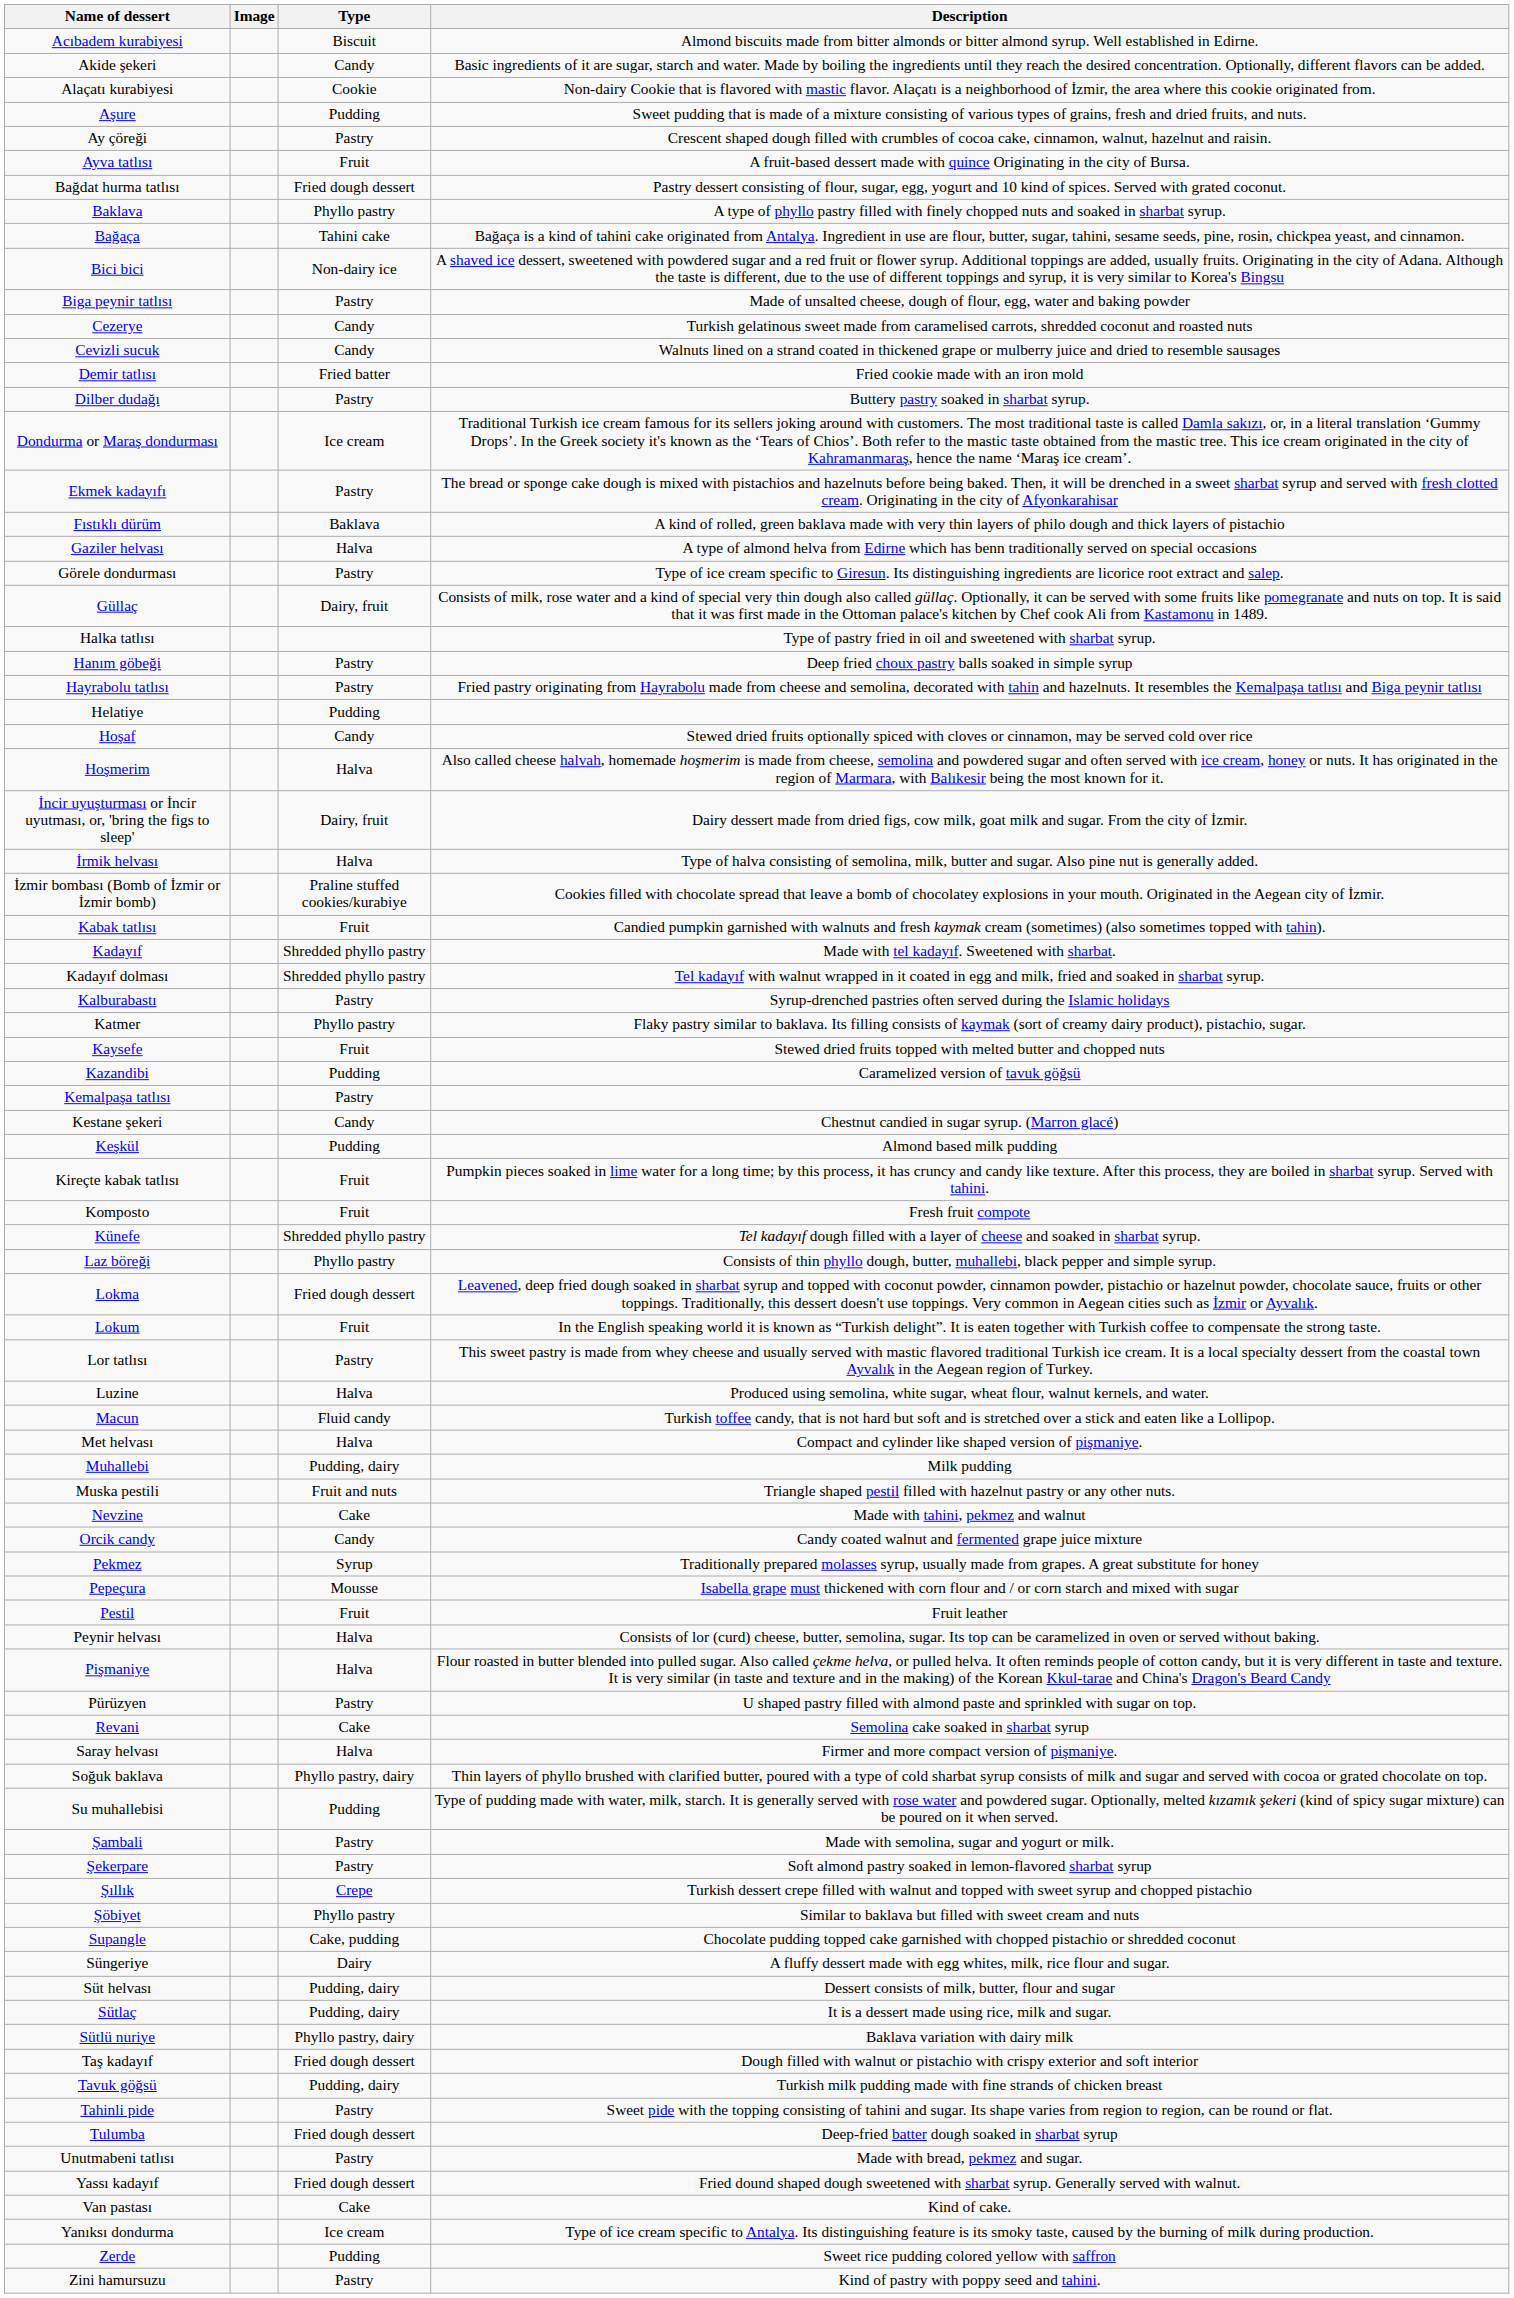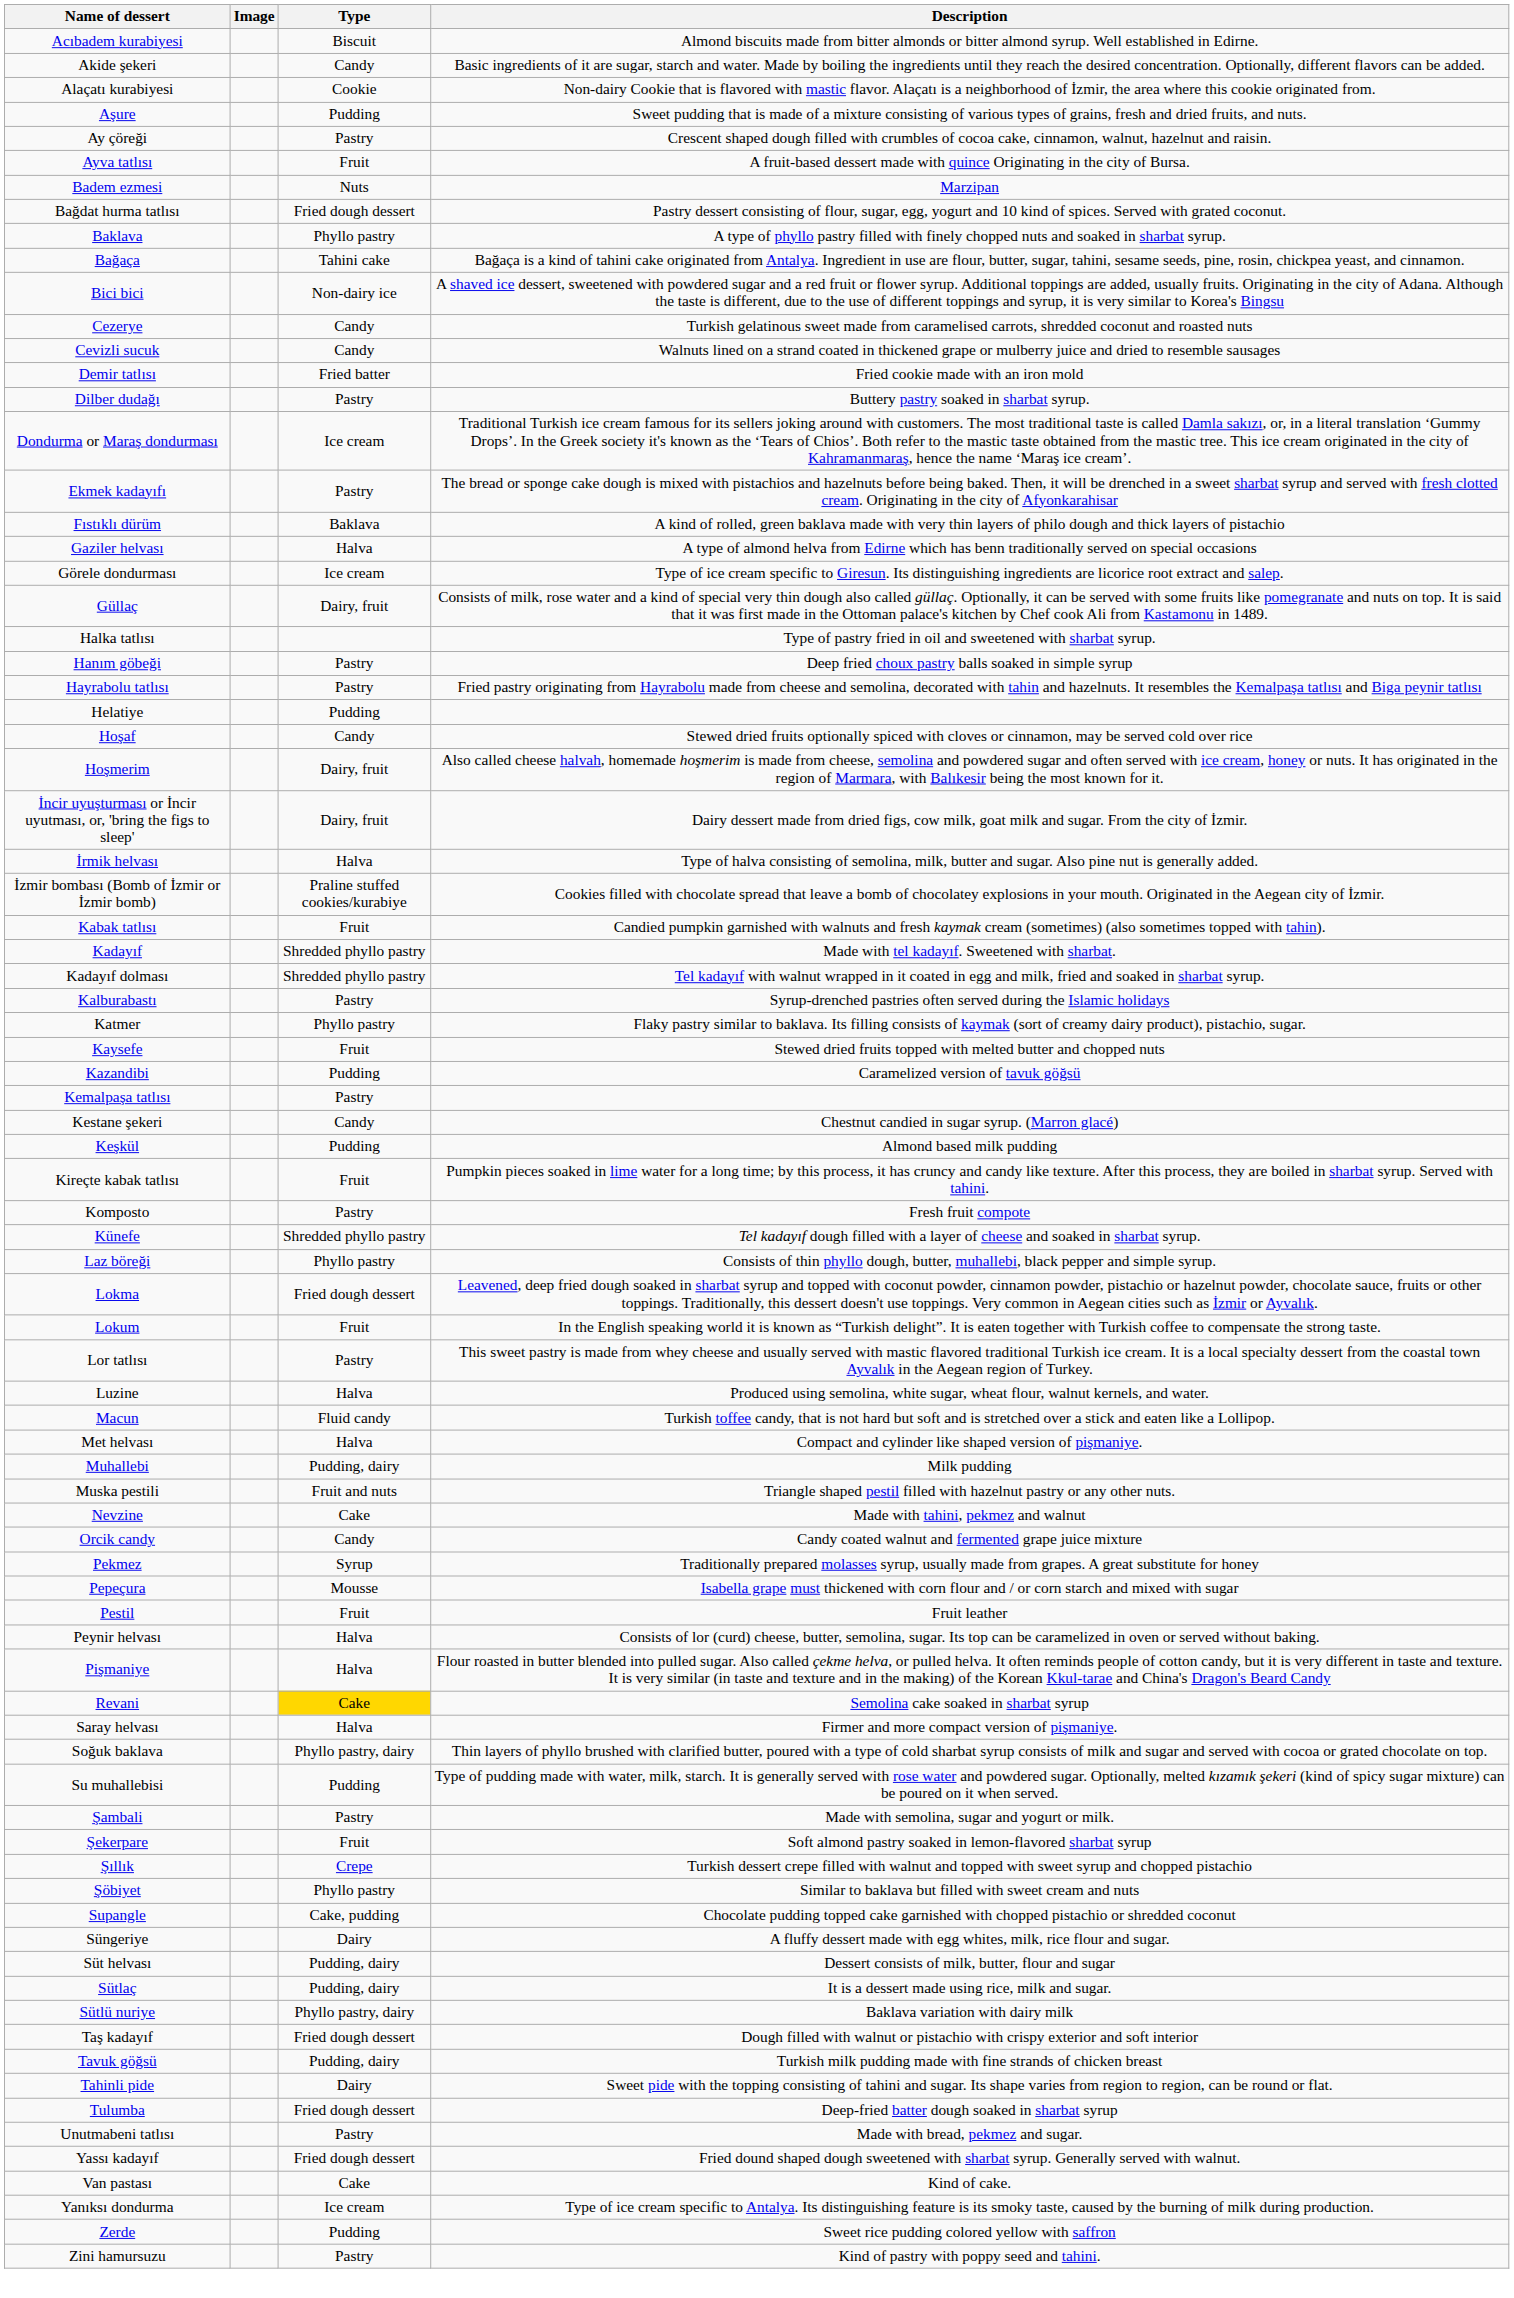+ row: (117, 187)
- row: (117, 301)
(354, 572) Pastry -> (354, 572) Ice cream
(354, 769) Halva -> (354, 769) Dairy, fruit
(354, 1212) Fruit -> (354, 1212) Pastry
- row: (117, 1702)
(354, 1727) no background -> (354, 1702) gold background
(354, 1866) Pastry -> (354, 1841) Fruit
(354, 2109) Pastry -> (354, 2085) Dairy
